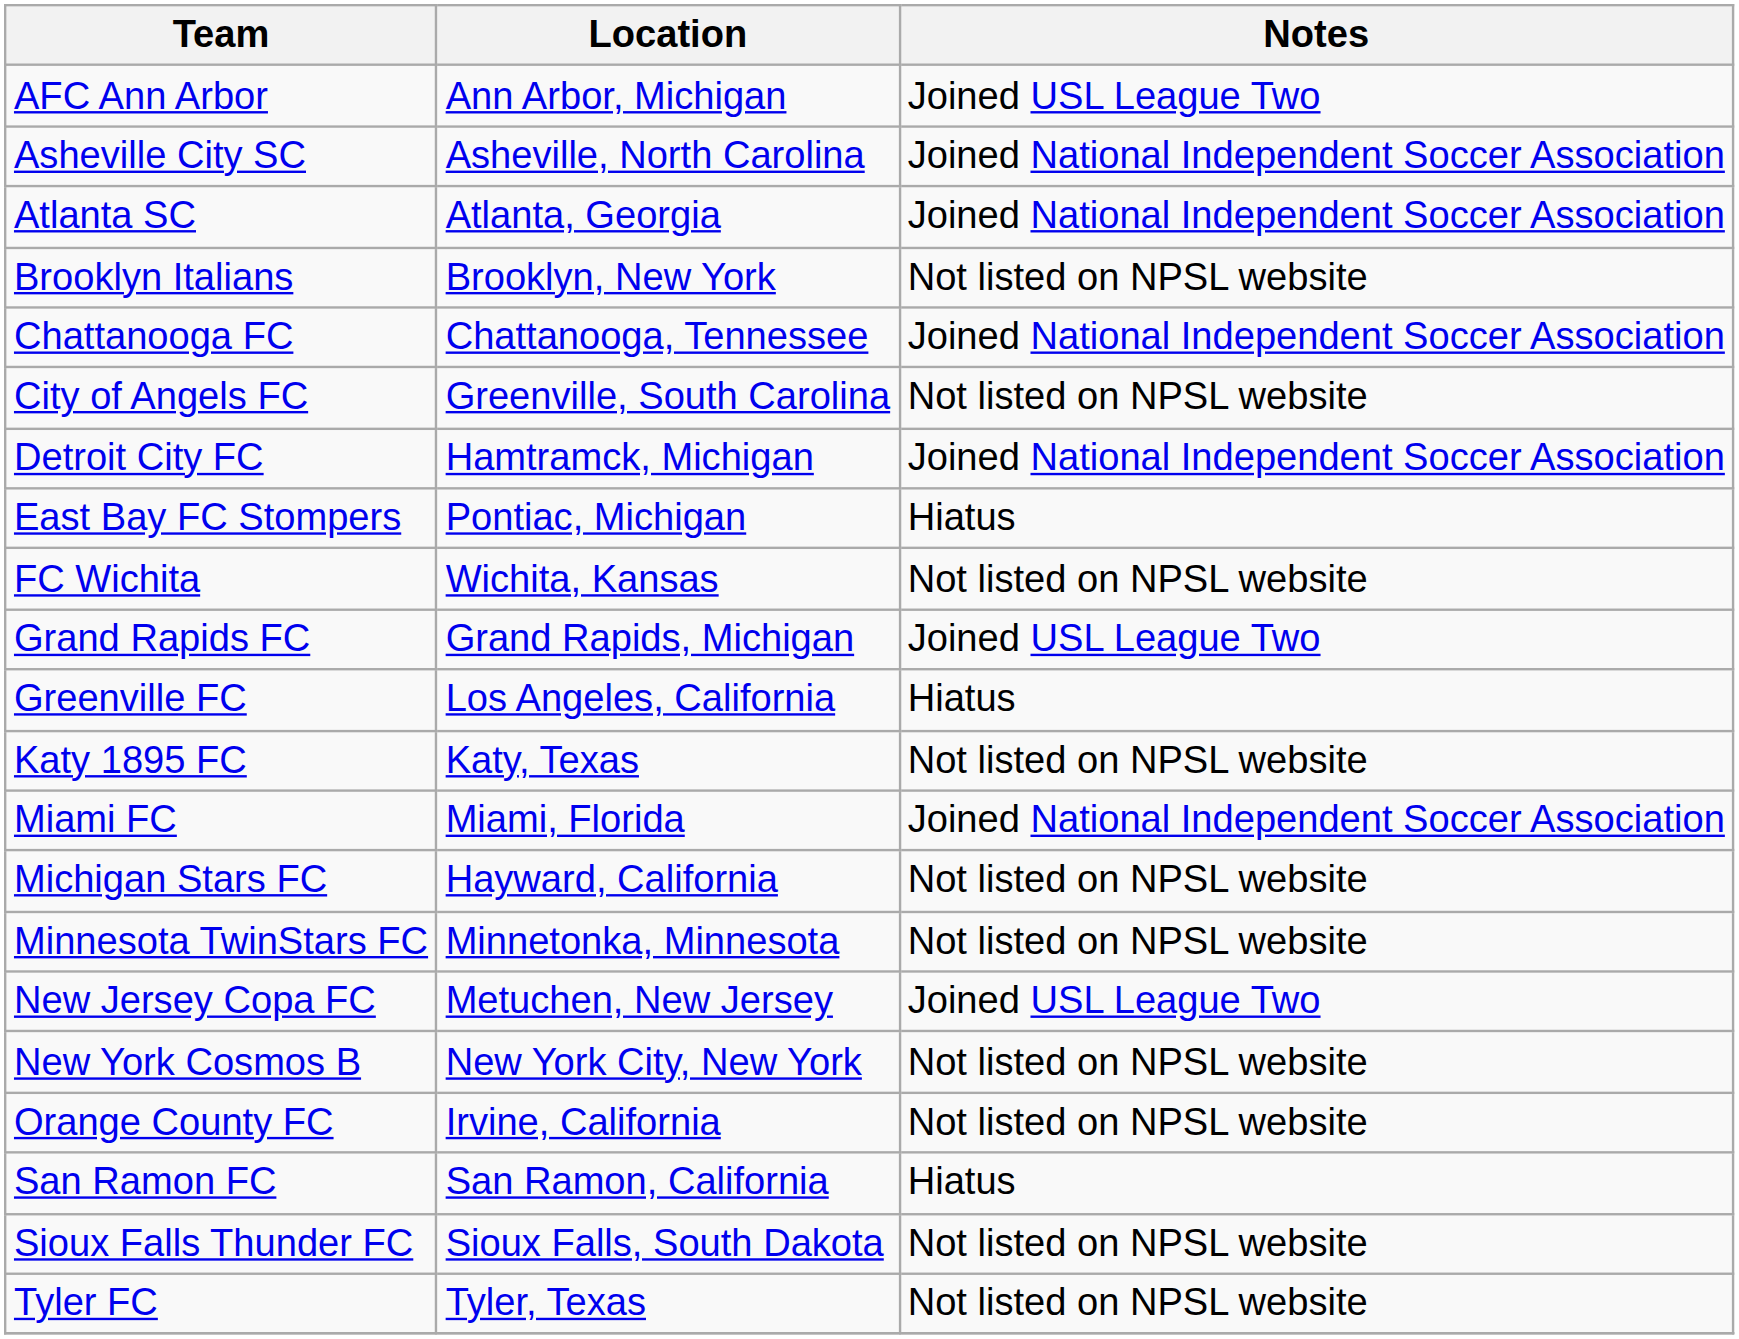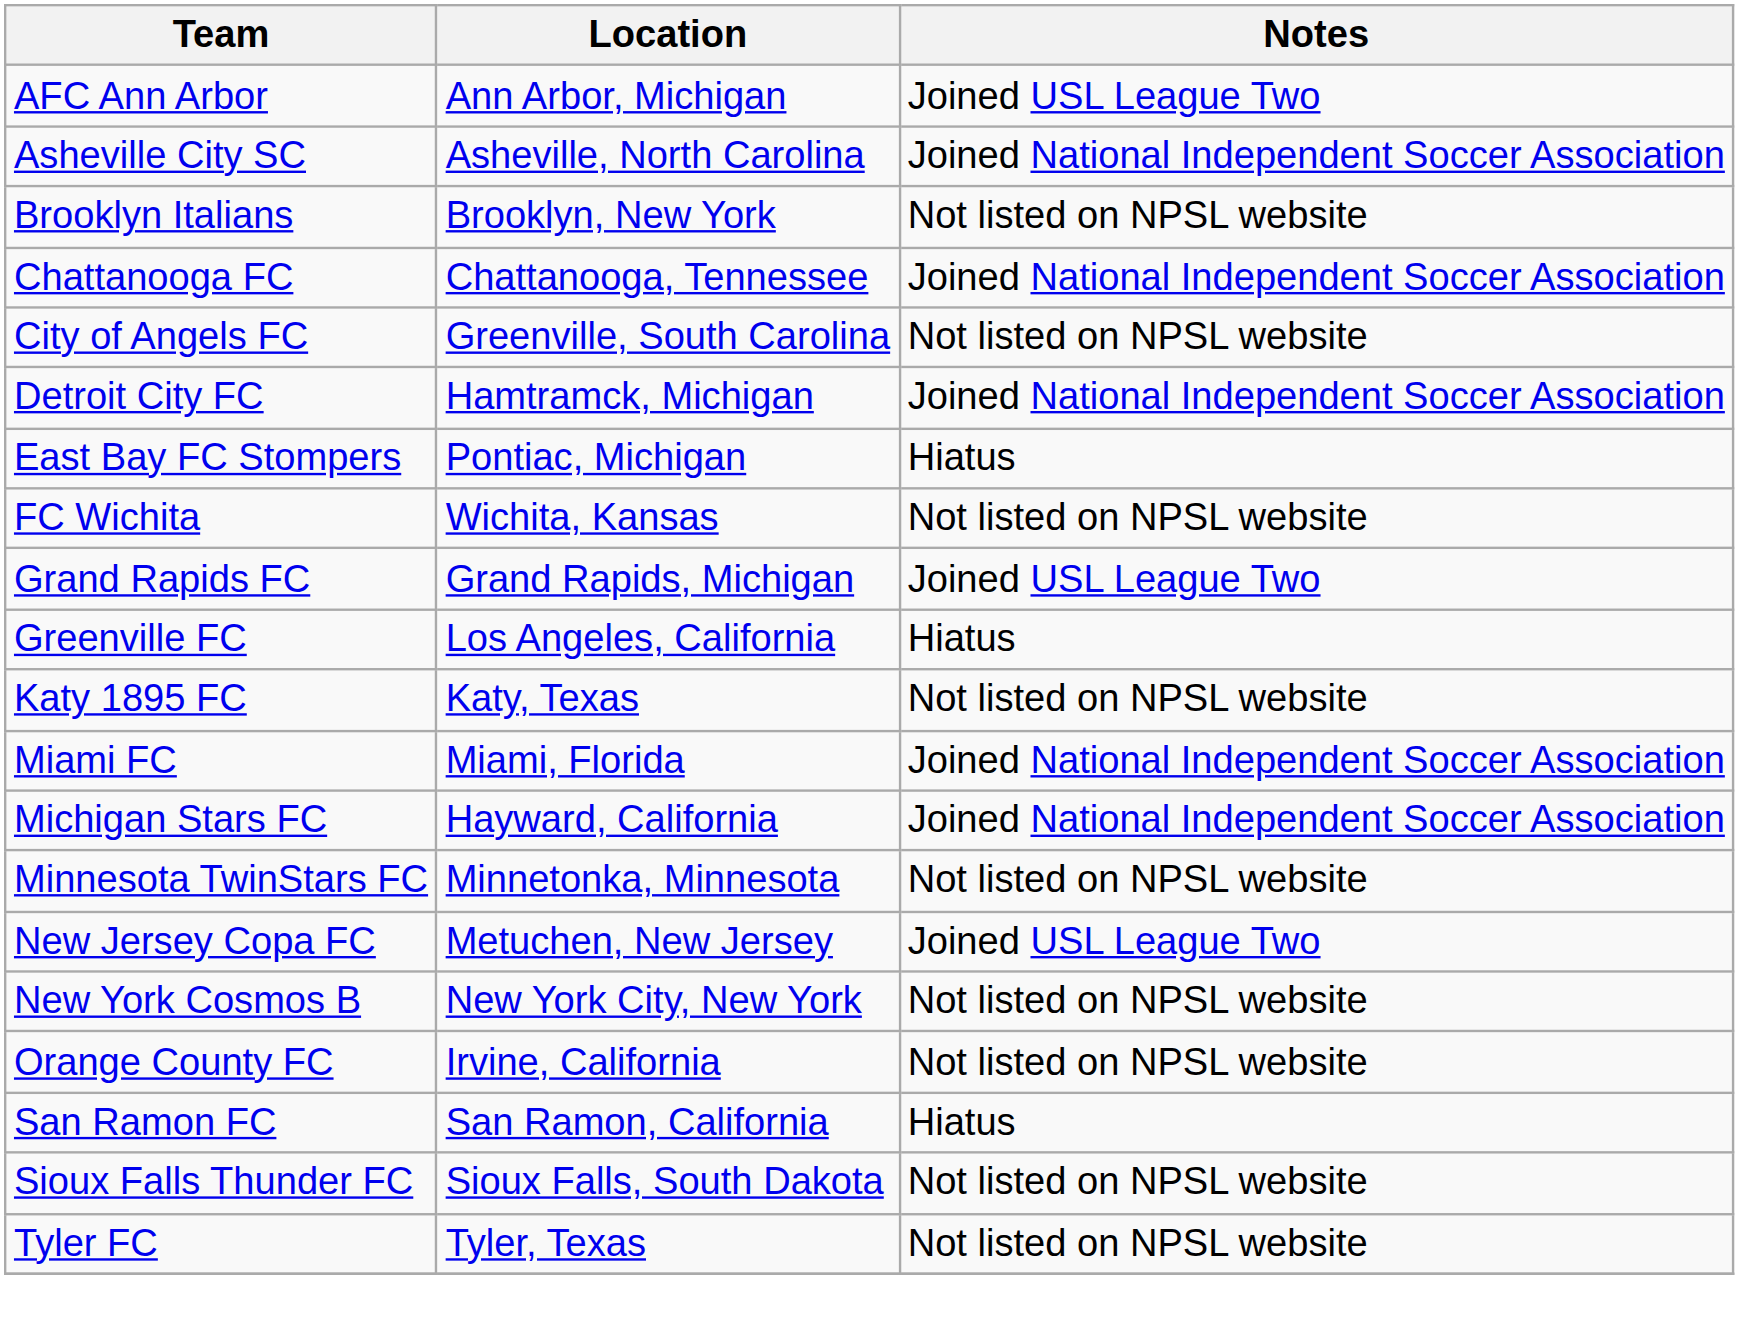- row: (105, 215)
(1138, 880) Not listed on NPSL website -> (1316, 819) Joined National Independent Soccer Association
